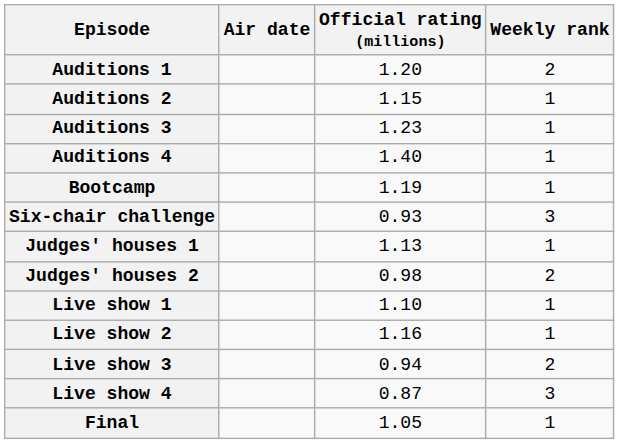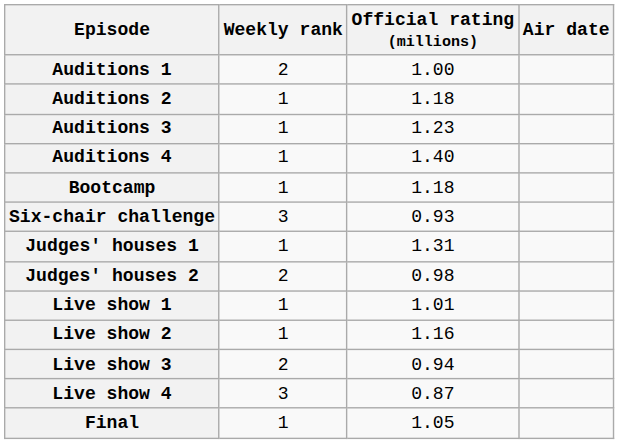columns swapped: (267, 30) <-> (550, 30)
(400, 70) 1.20 -> (433, 70) 1.00
(400, 99) 1.15 -> (433, 99) 1.18
(400, 188) 1.19 -> (433, 188) 1.18
(400, 246) 1.13 -> (433, 246) 1.31
(400, 305) 1.10 -> (433, 305) 1.01
